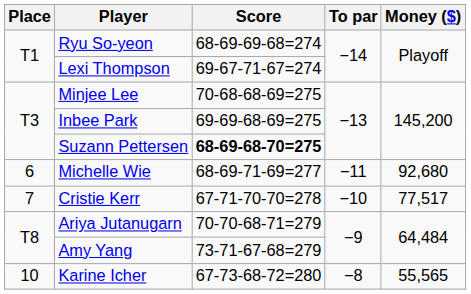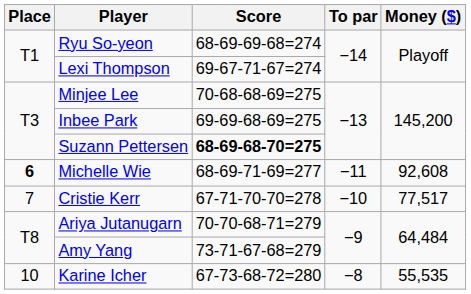(30, 172) normal -> (30, 172) bold
(423, 172) 92,680 -> (423, 172) 92,608
(423, 276) 55,565 -> (423, 276) 55,535
